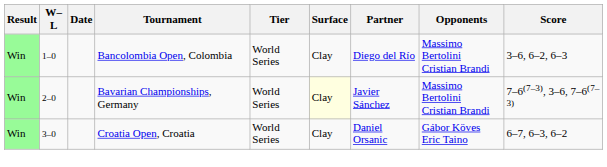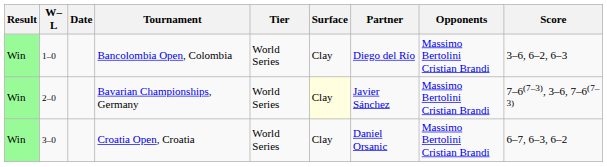(451, 134) Gábor Köves Eric Taino -> (456, 140) Massimo Bertolini Cristian Brandi
